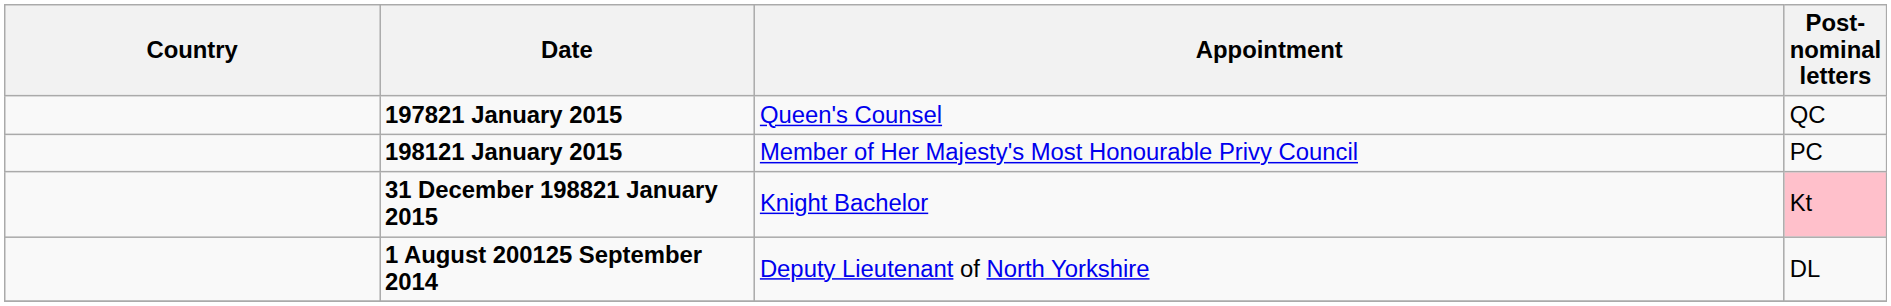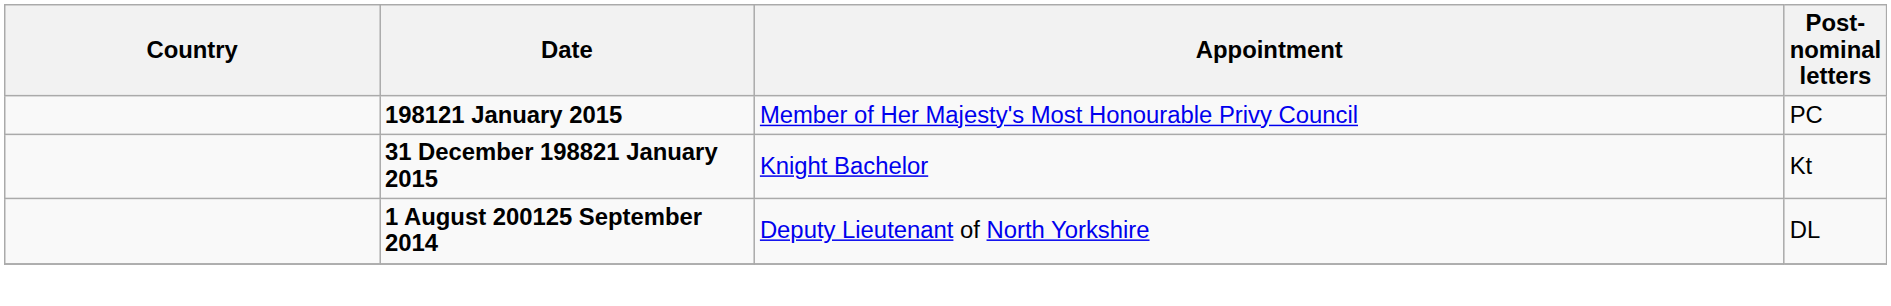- row: (504, 114)
(1801, 203) pink background -> (1801, 166) no background
